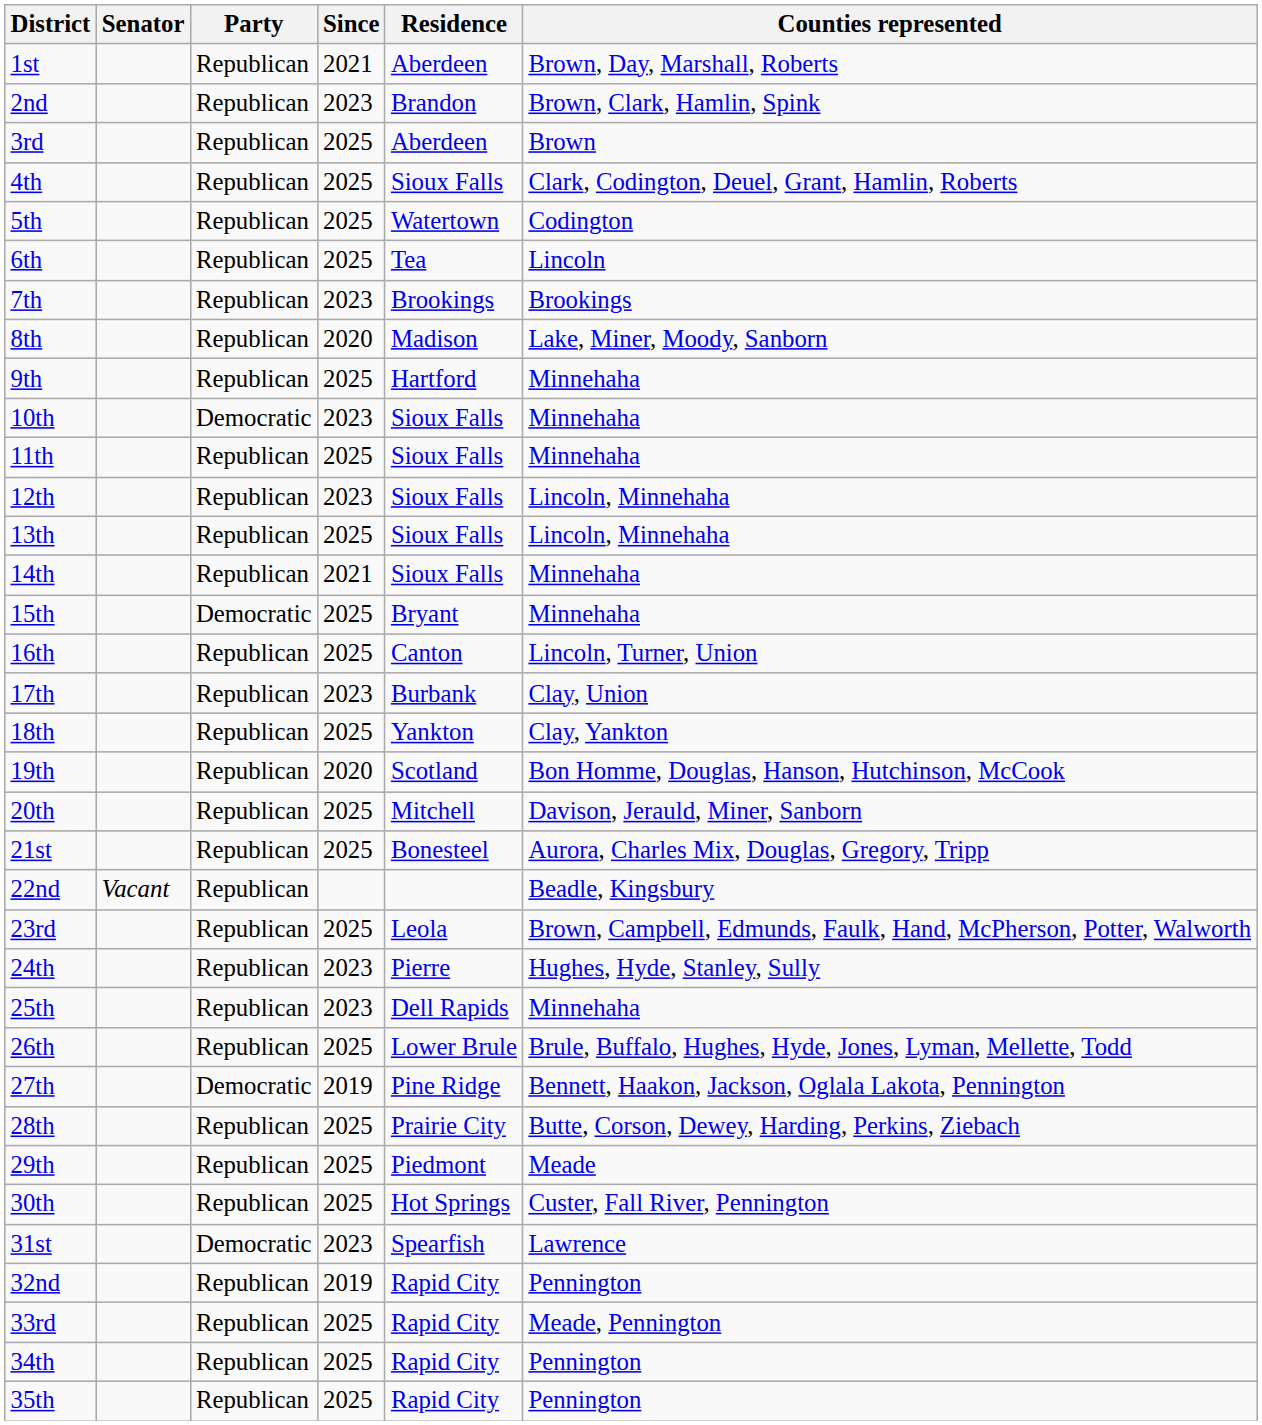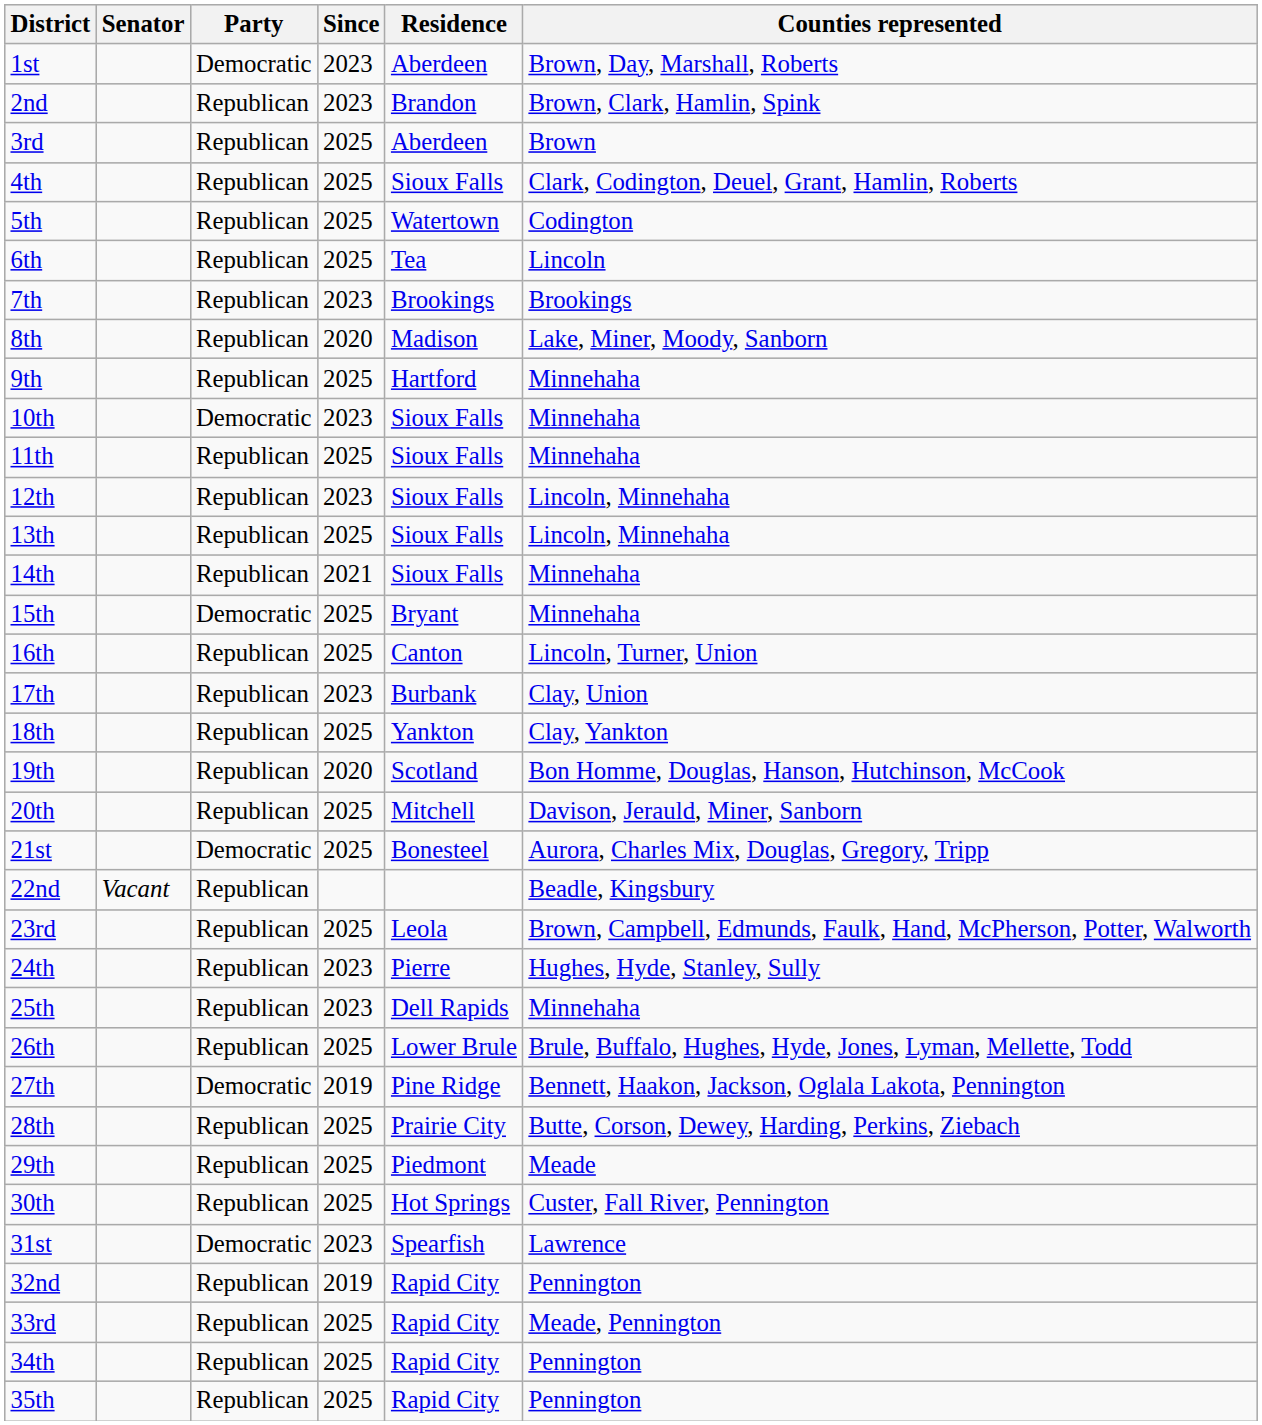(252, 63) Republican -> (254, 63) Democratic
(348, 63) 2021 -> (348, 63) 2023
(252, 850) Republican -> (254, 850) Democratic
